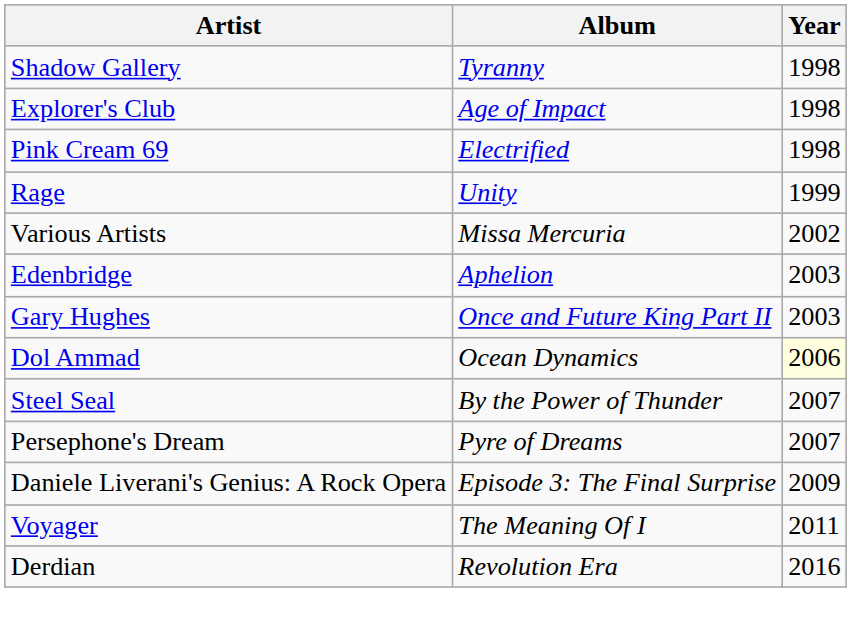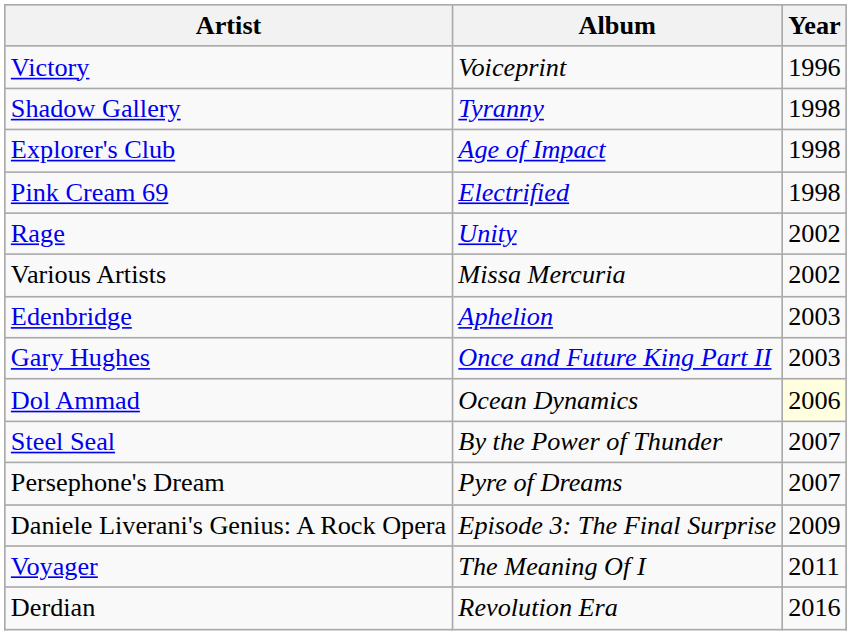+ row: (50, 66)
(814, 191) 1999 -> (814, 233) 2002
